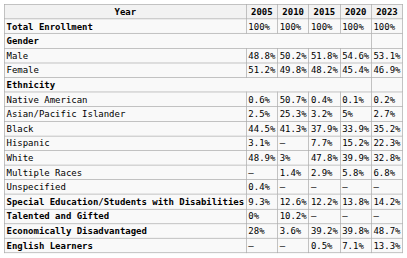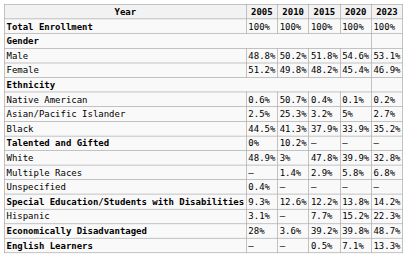rows swapped: (28, 143) <-> (58, 216)
